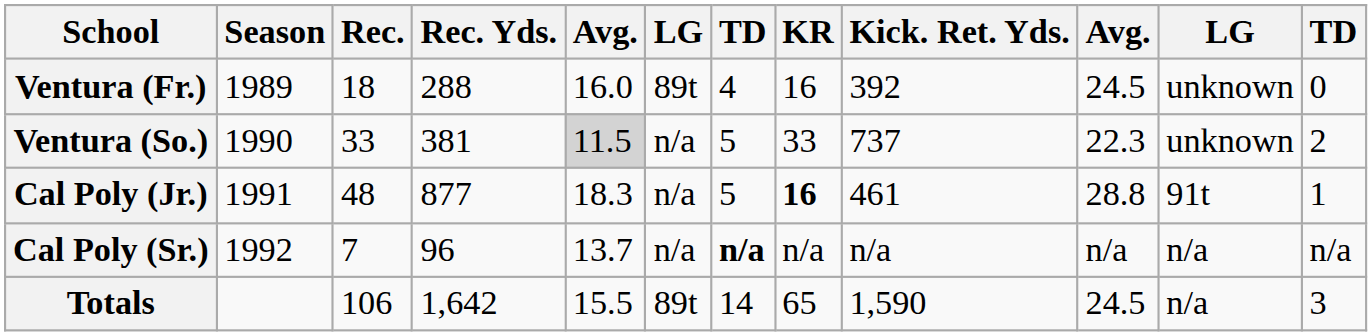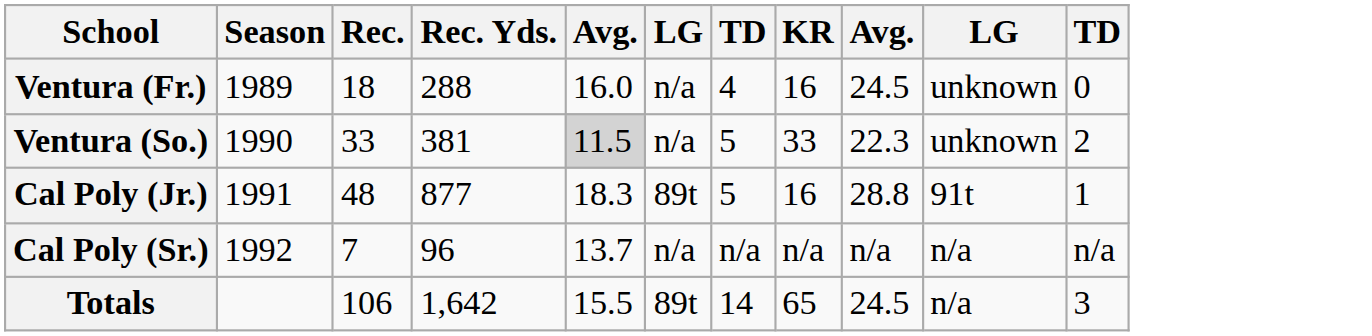- column: (960, 31)
(676, 85) 89t -> (675, 85) n/a
(675, 194) n/a -> (676, 194) 89t
(799, 194) bold -> (799, 194) normal
(742, 248) bold -> (740, 248) normal
